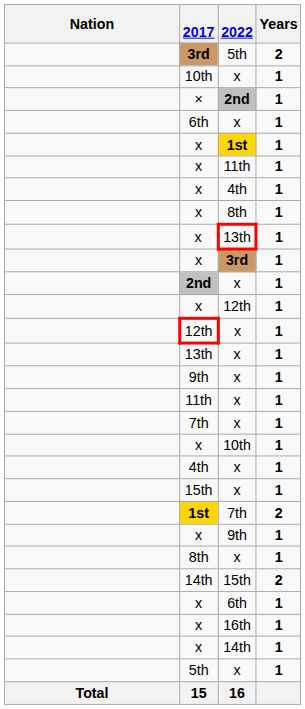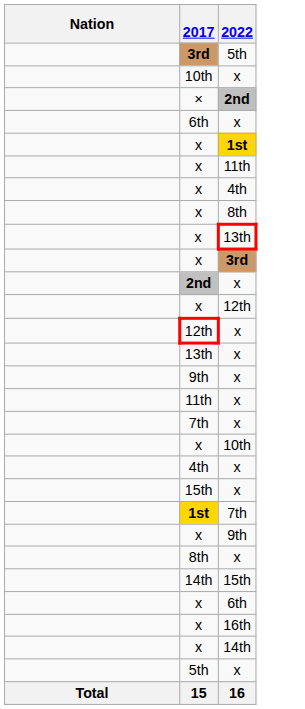- column: (279, 24)
